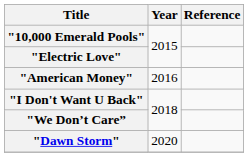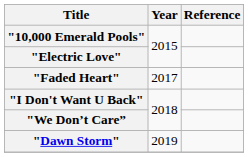- row: (76, 78)
+ row: (76, 78)
(164, 141) 2020 -> (164, 141) 2019
